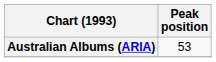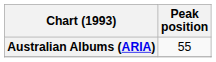(185, 47) 53 -> (185, 47) 55
